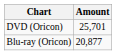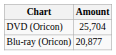(93, 27) 25,701 -> (93, 27) 25,704
